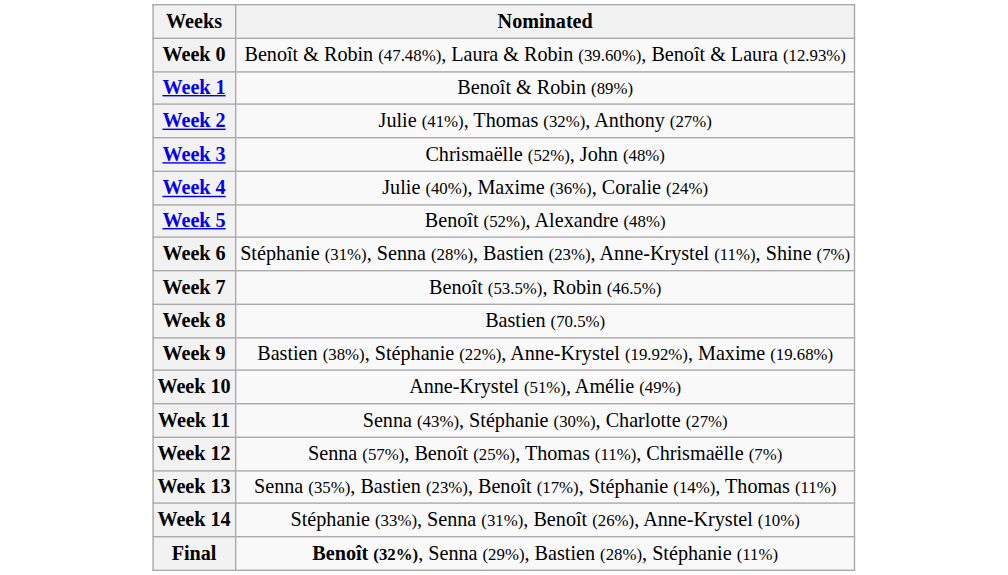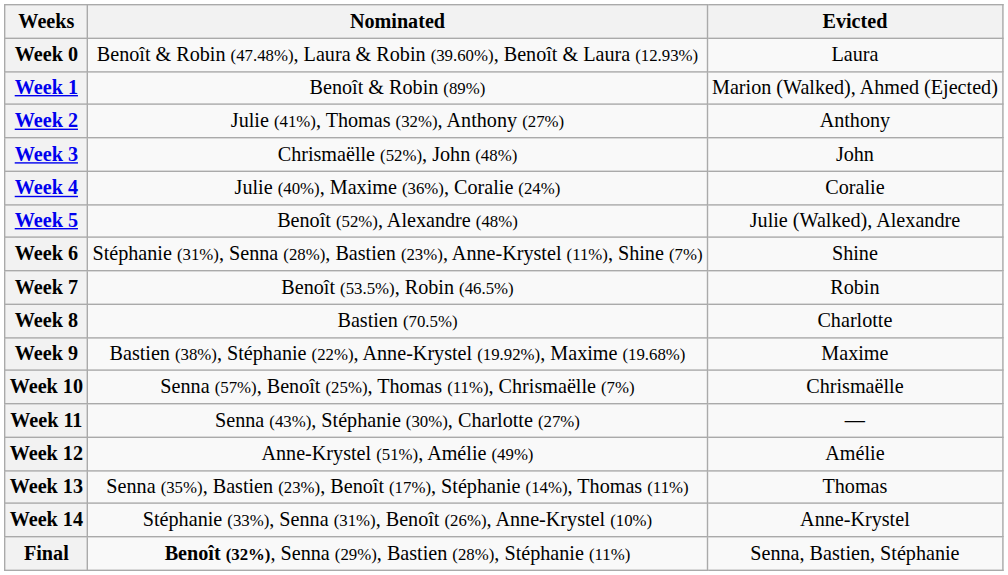+ column: (855, 21)
(545, 387) Anne-Krystel (51%), Amélie (49%) -> (397, 387) Senna (57%), Benoît (25%), Thomas (11%), Chrismaëlle (7%)
(545, 453) Senna (57%), Benoît (25%), Thomas (11%), Chrismaëlle (7%) -> (397, 453) Anne-Krystel (51%), Amélie (49%)
